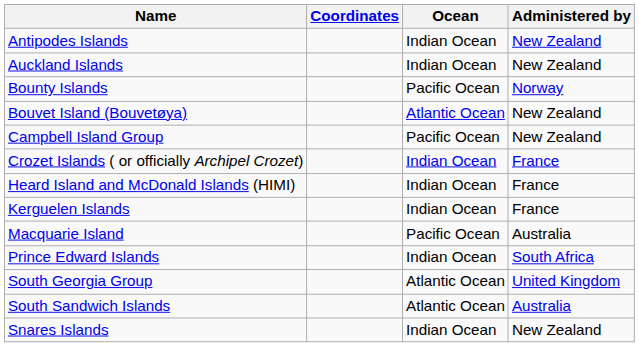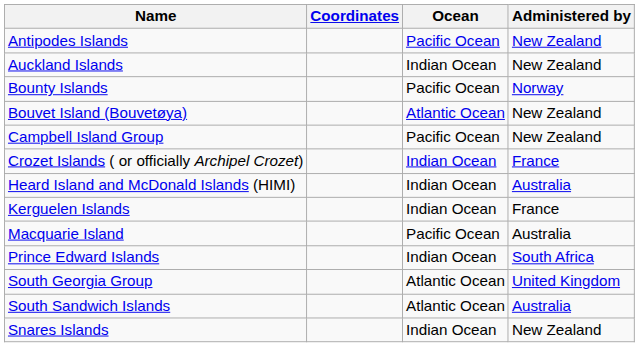(451, 40) Indian Ocean -> (453, 40) Pacific Ocean
(536, 185) France -> (541, 185) Australia
